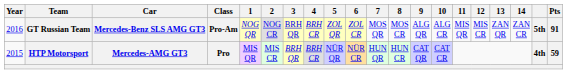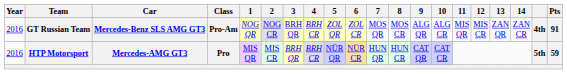(540, 29) 5th -> (540, 29) 4th
(15, 52) 2015 -> (15, 52) 2016
(540, 52) 4th -> (540, 52) 5th
